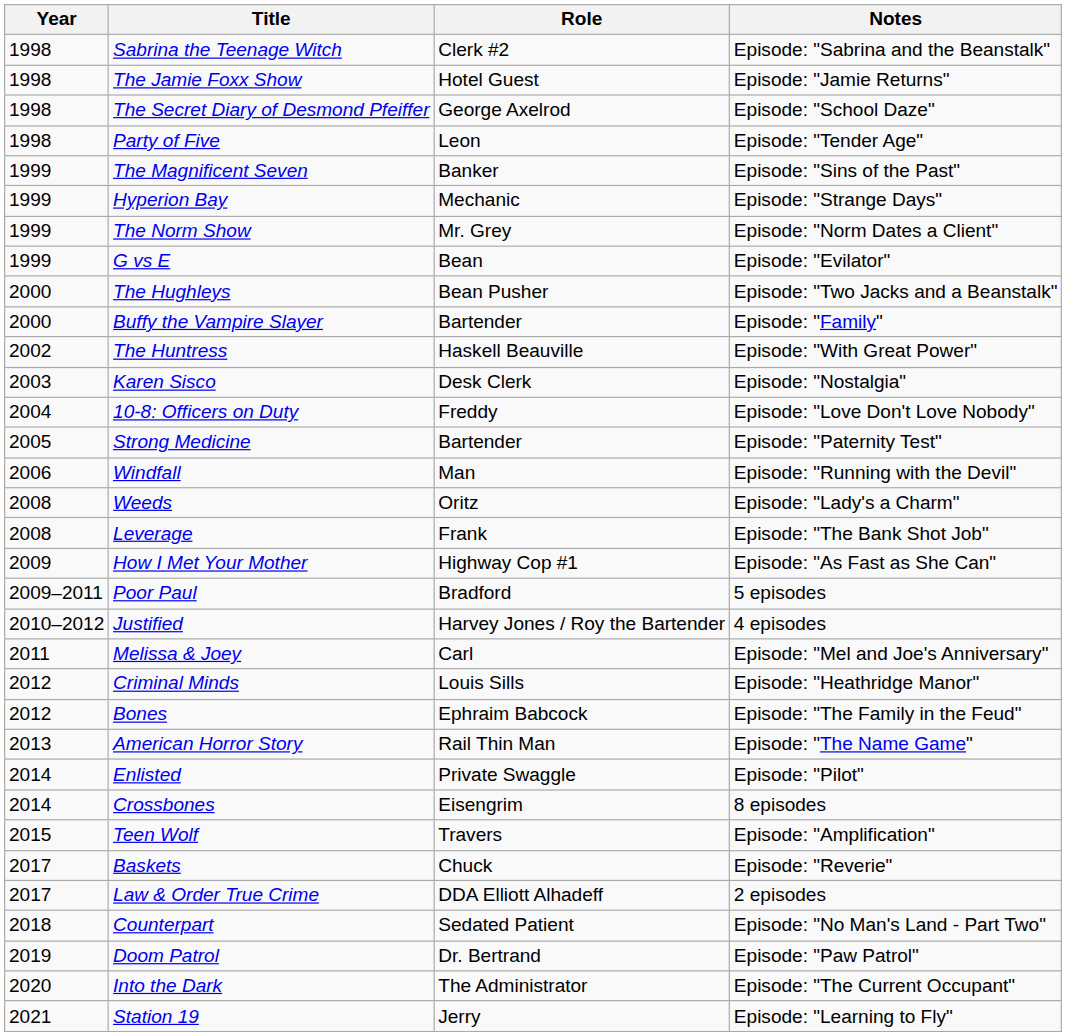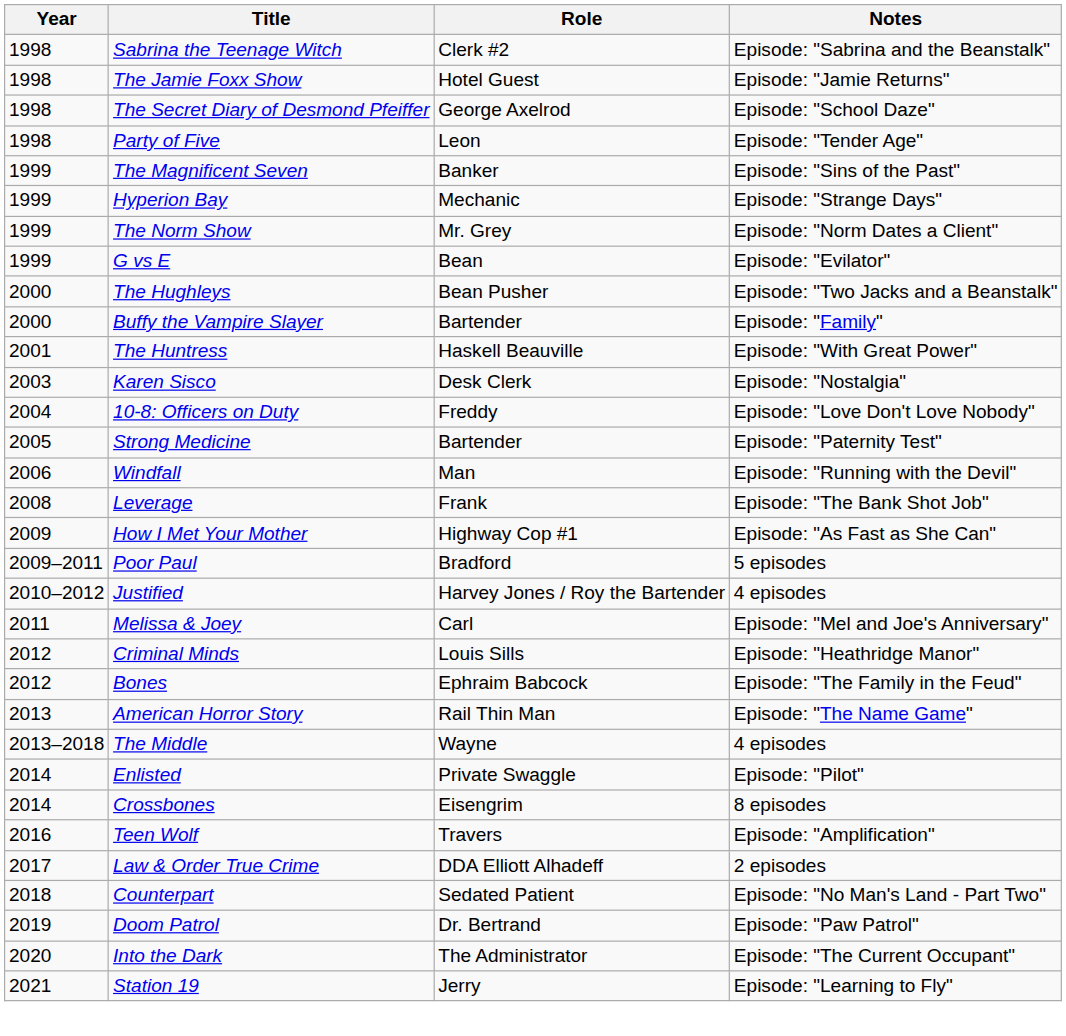(30, 351) 2002 -> (30, 351) 2001
- row: (143, 502)
+ row: (160, 744)
(30, 834) 2015 -> (30, 834) 2016
- row: (147, 865)
